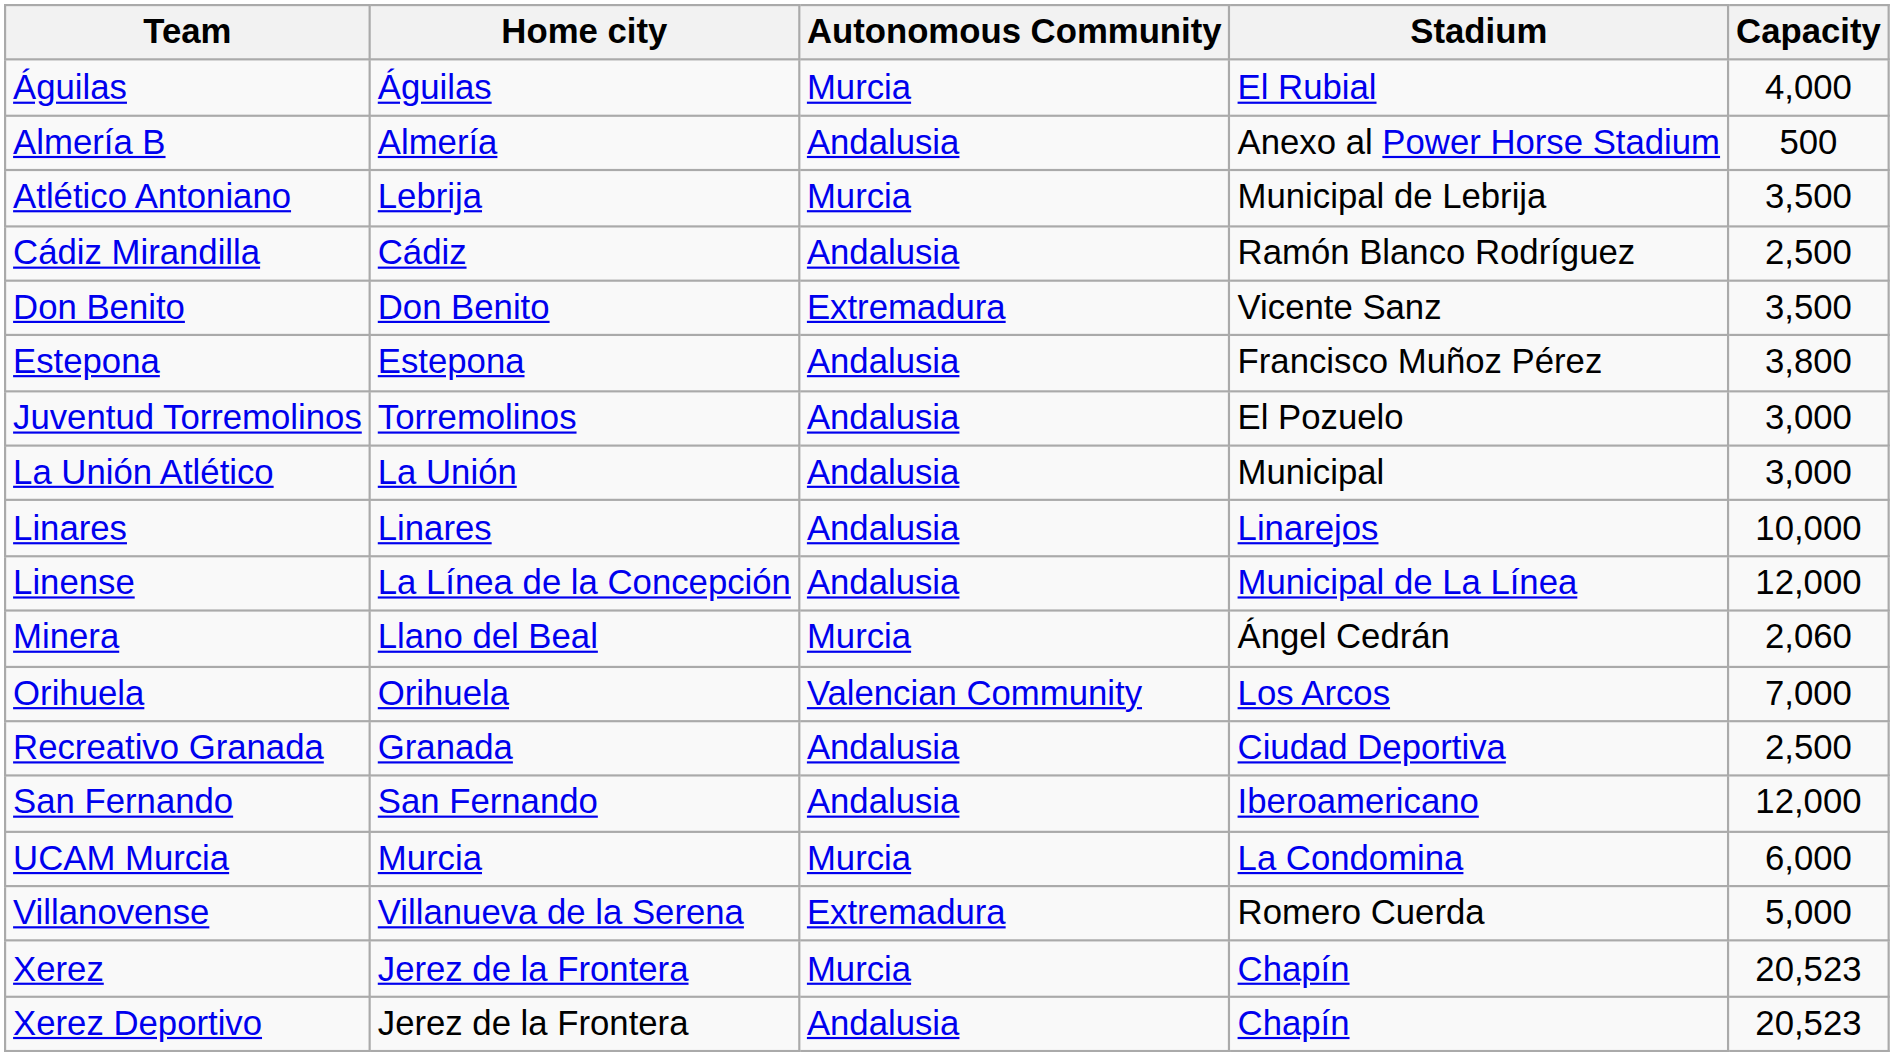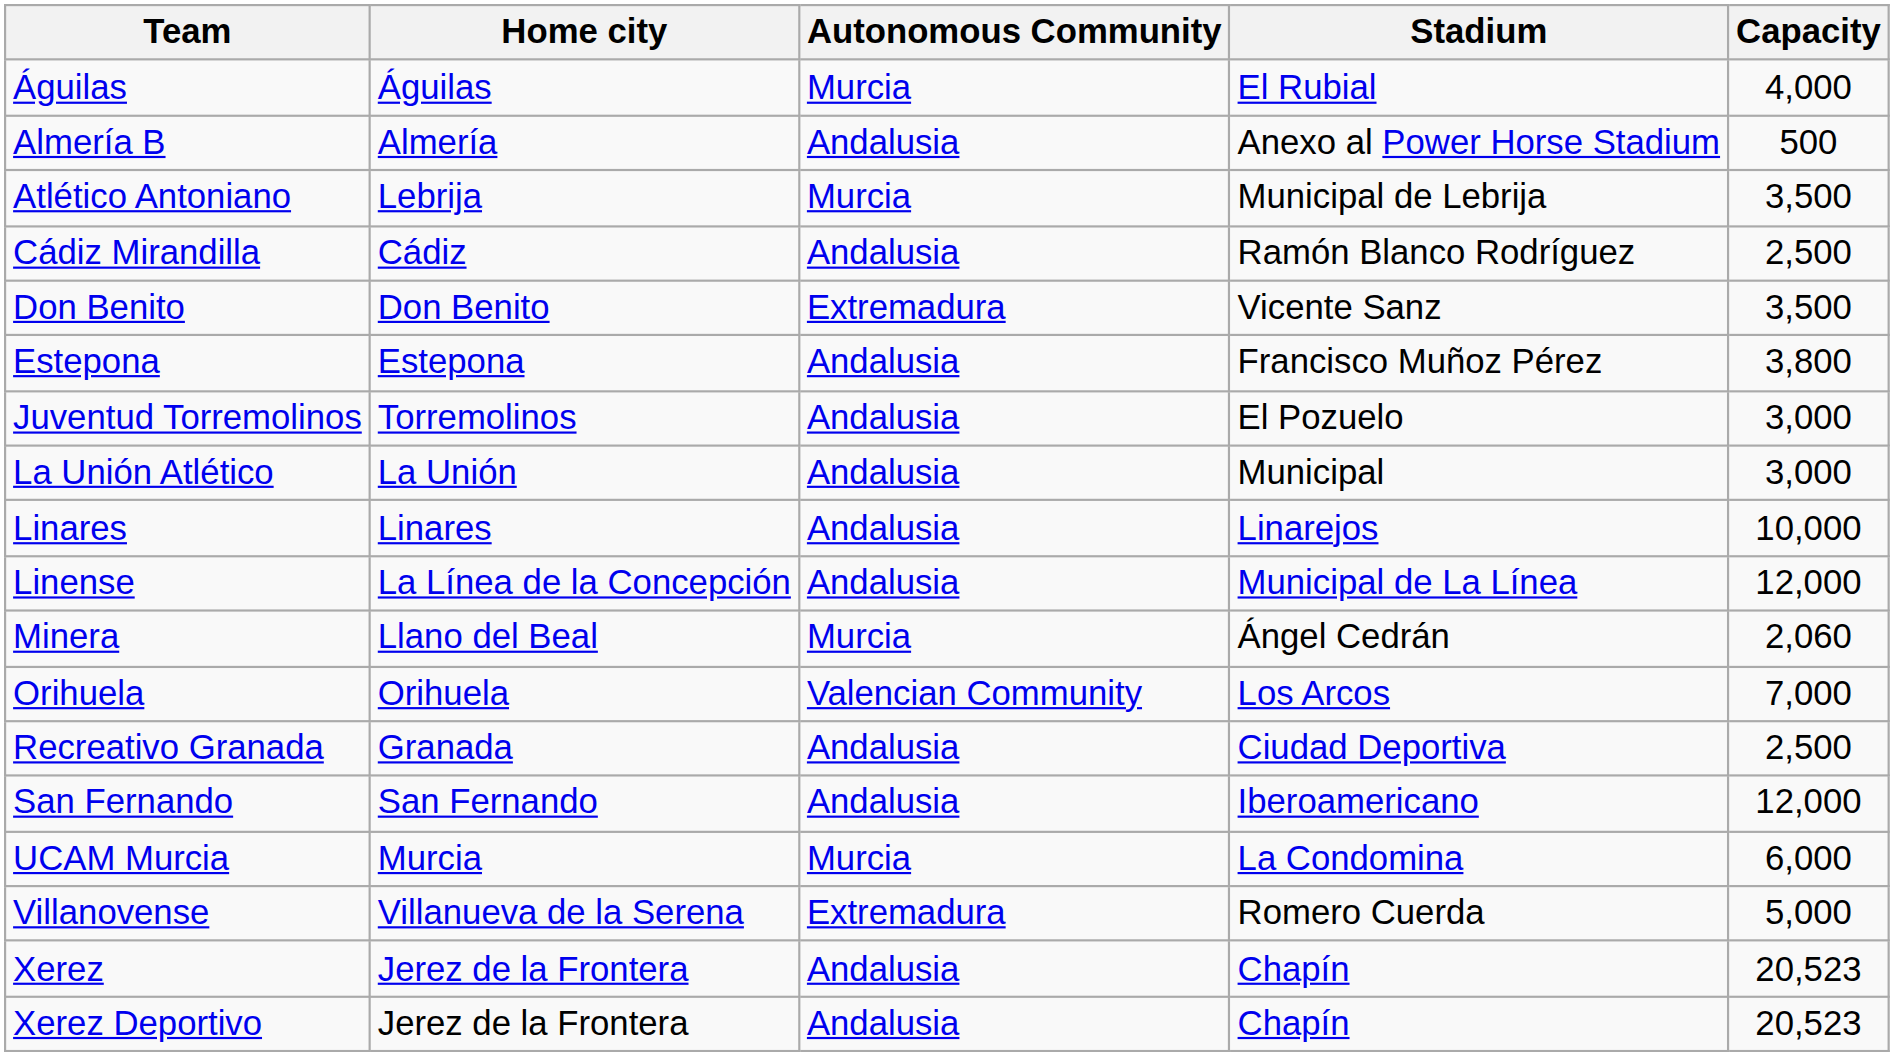(859, 968) Murcia -> (883, 968) Andalusia
